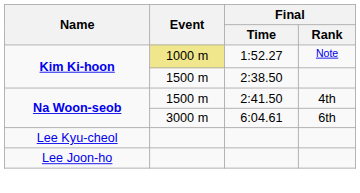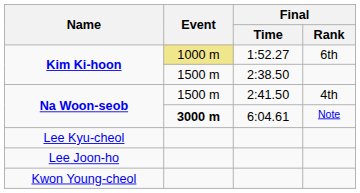(327, 54) Note -> (329, 55) 6th
(187, 118) normal -> (198, 117) bold
(327, 118) 6th -> (329, 114) Note
+ row: (84, 178)
